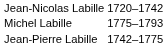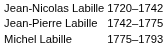rows swapped: (51, 39) <-> (38, 23)
